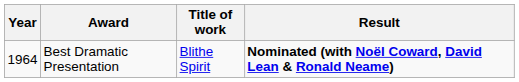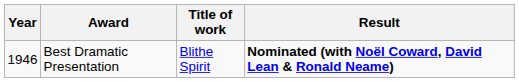(22, 59) 1964 -> (22, 59) 1946
